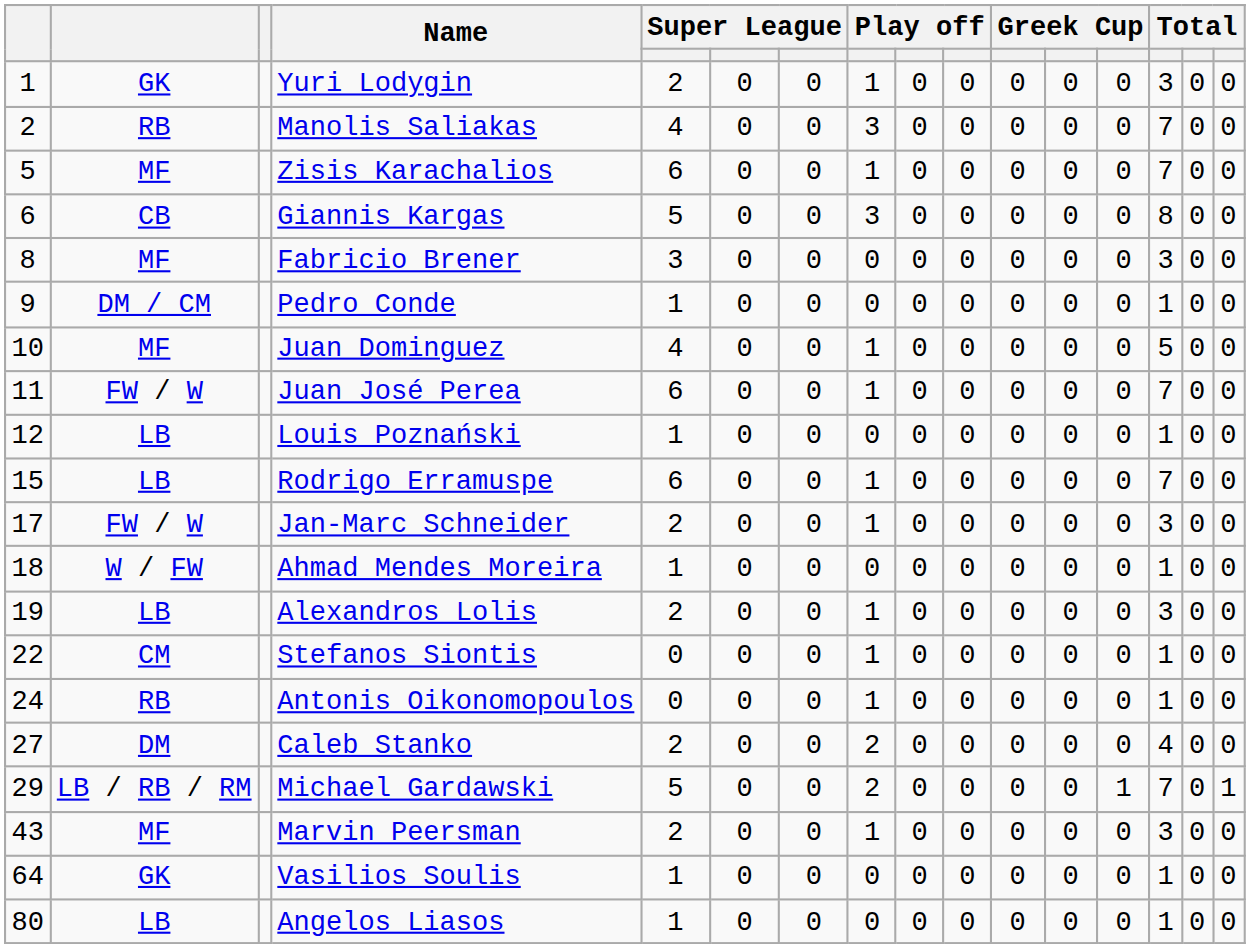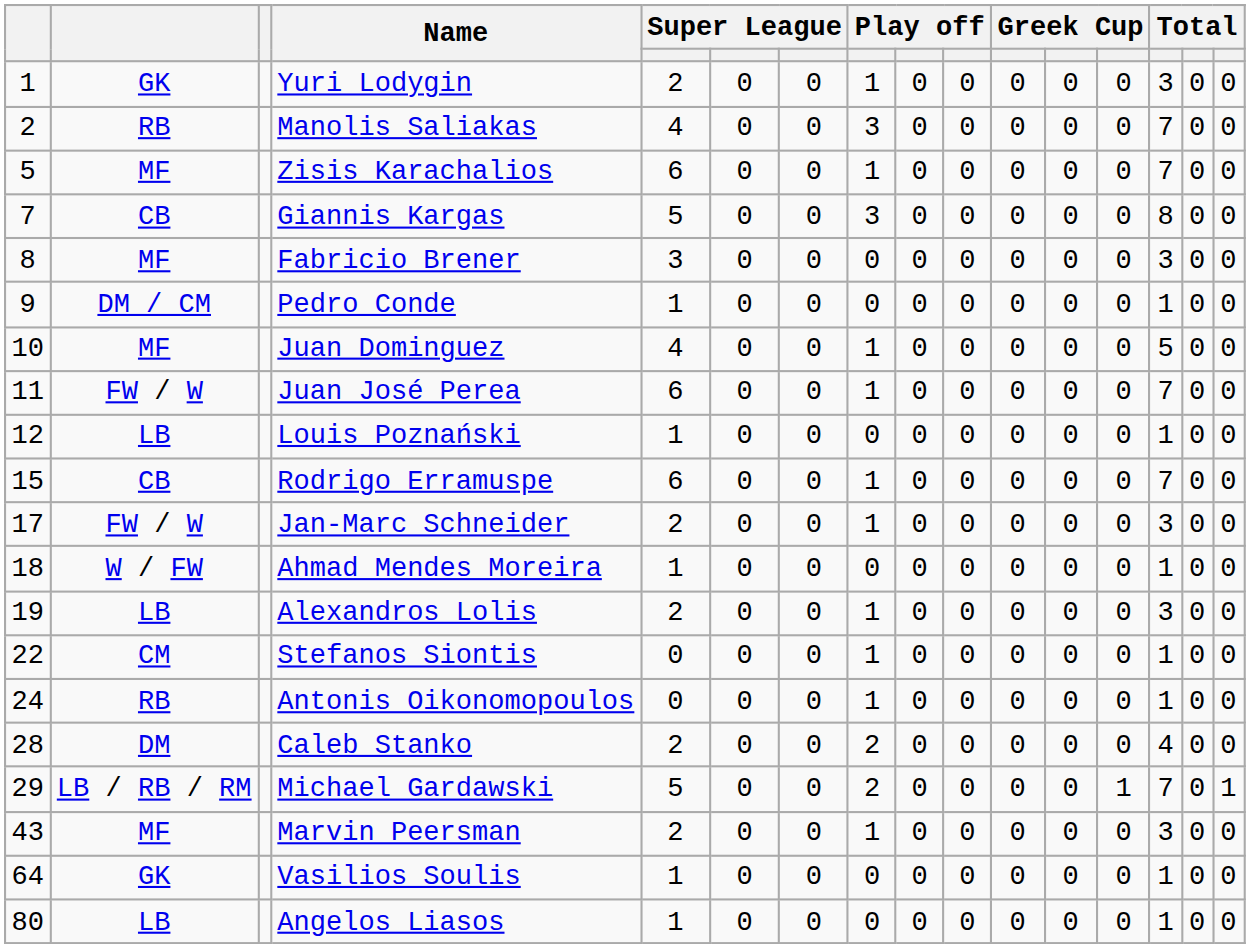(28, 216) 6 -> (28, 216) 7
(154, 481) LB -> (154, 481) CB
(28, 745) 27 -> (28, 745) 28
